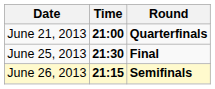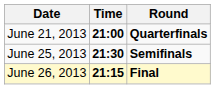(144, 53) Final -> (161, 53) Semifinals
(161, 73) Semifinals -> (144, 73) Final
